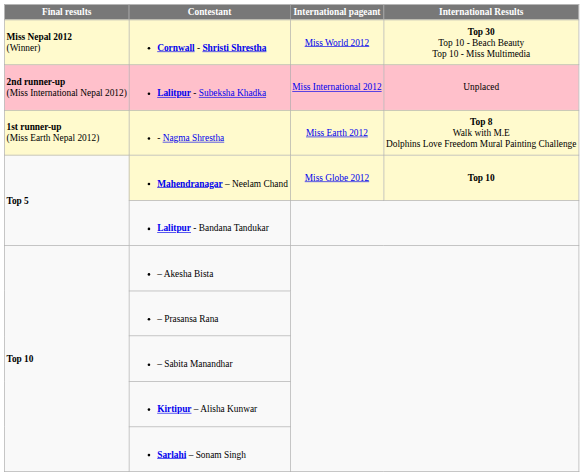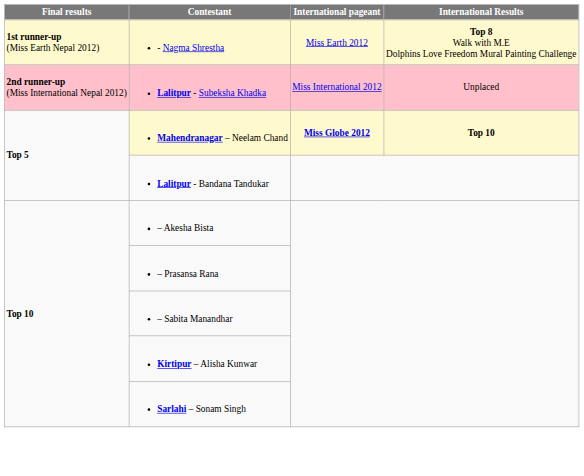- row: (210, 48)
rows swapped: (210, 139) <-> (210, 93)
(337, 178) normal -> (337, 133) bold
